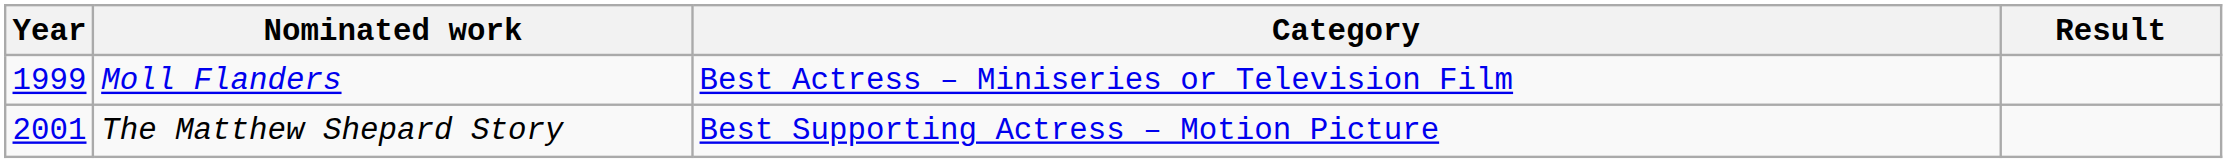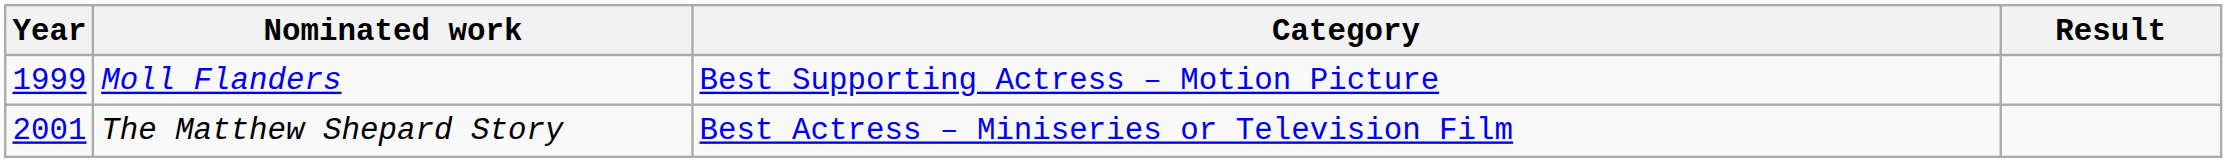(1106, 81) Best Actress – Miniseries or Television Film -> (1069, 81) Best Supporting Actress – Motion Picture
(1069, 131) Best Supporting Actress – Motion Picture -> (1106, 131) Best Actress – Miniseries or Television Film
